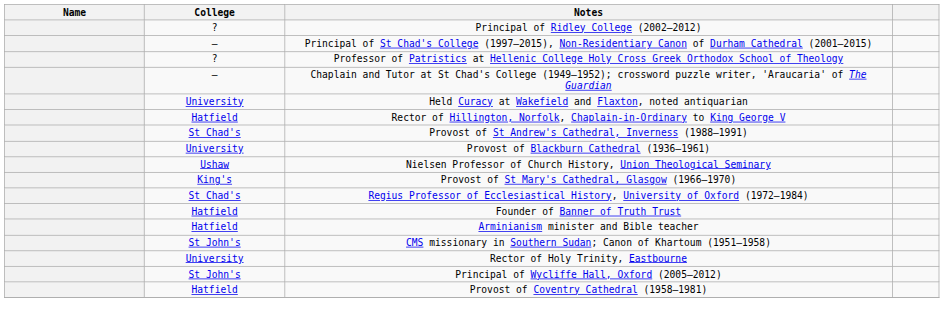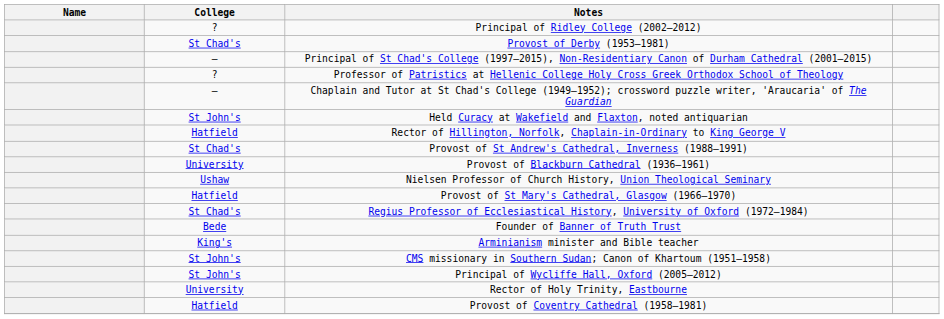+ row: (588, 44)
(215, 102) University -> (215, 117) St John's
(215, 180) King's -> (215, 196) Hatfield
(215, 211) Hatfield -> (215, 227) Bede
(215, 227) Hatfield -> (215, 243) King's
rows swapped: (588, 274) <-> (588, 258)
